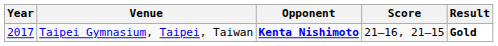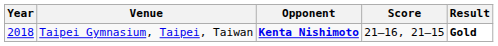(21, 32) 2017 -> (21, 32) 2018
